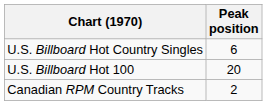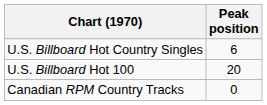(234, 89) 2 -> (234, 89) 0
